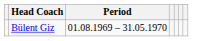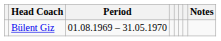+ column: (202, 12)
